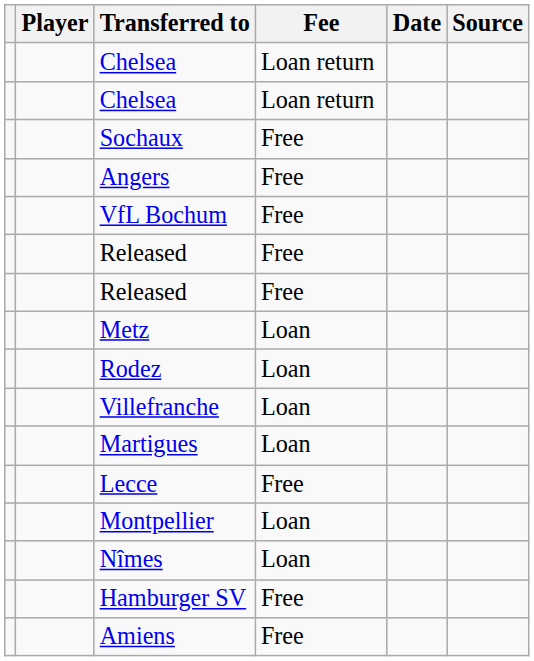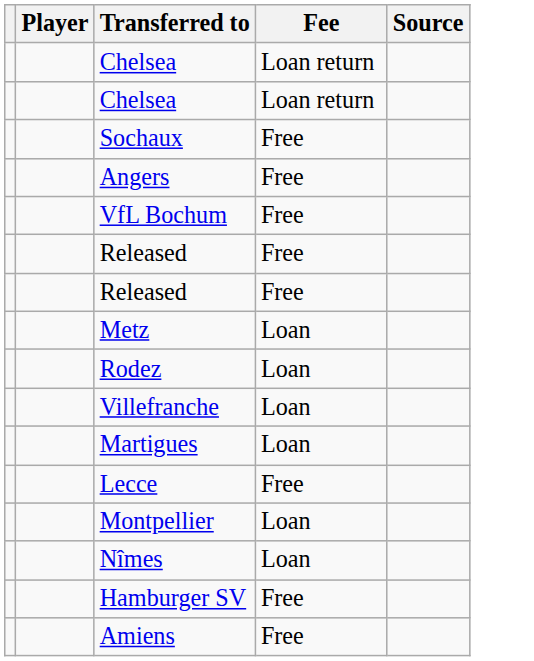- column: (417, 23)
